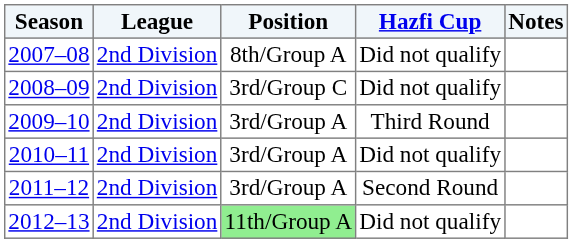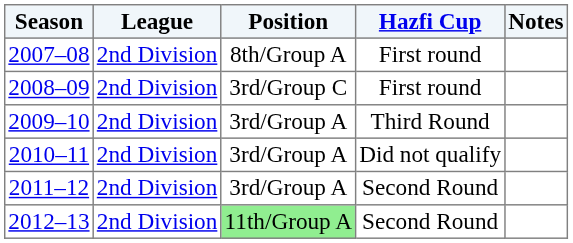(430, 54) Did not qualify -> (430, 54) First round
(430, 87) Did not qualify -> (430, 87) First round
(430, 221) Did not qualify -> (430, 221) Second Round
